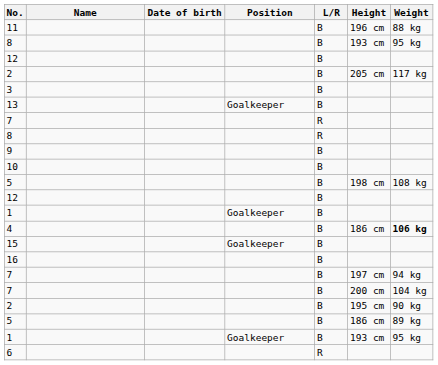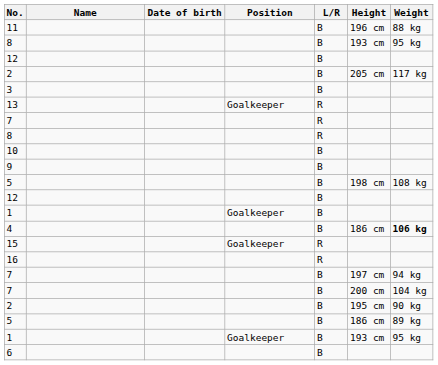(320, 105) B -> (320, 105) R
rows swapped: (9, 151) <-> (12, 167)
(320, 244) B -> (320, 244) R
(320, 260) B -> (320, 260) R
(320, 352) R -> (320, 352) B
